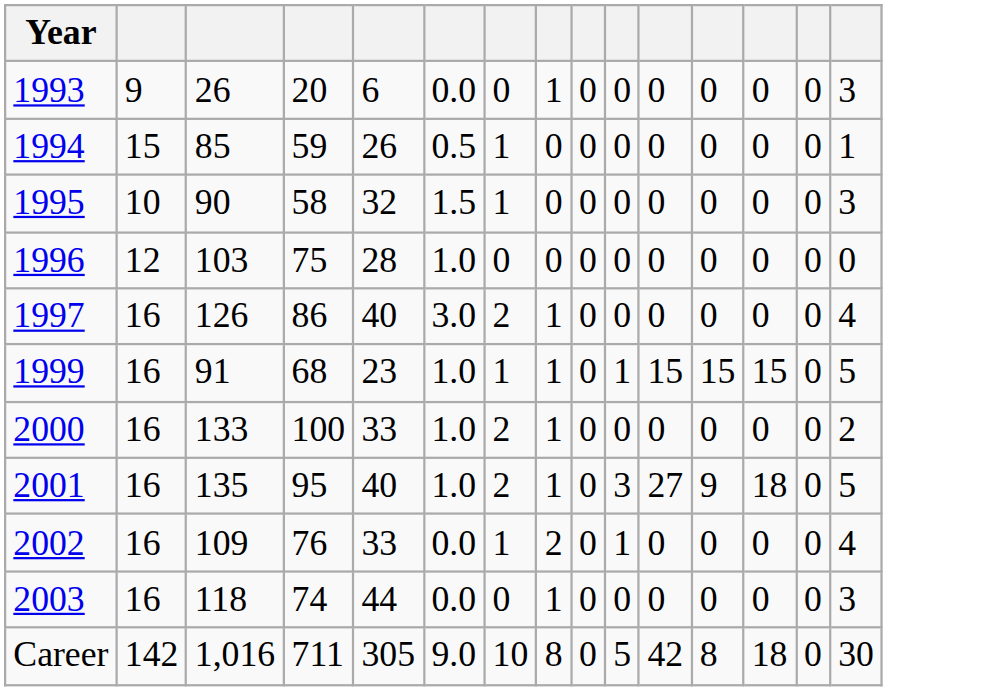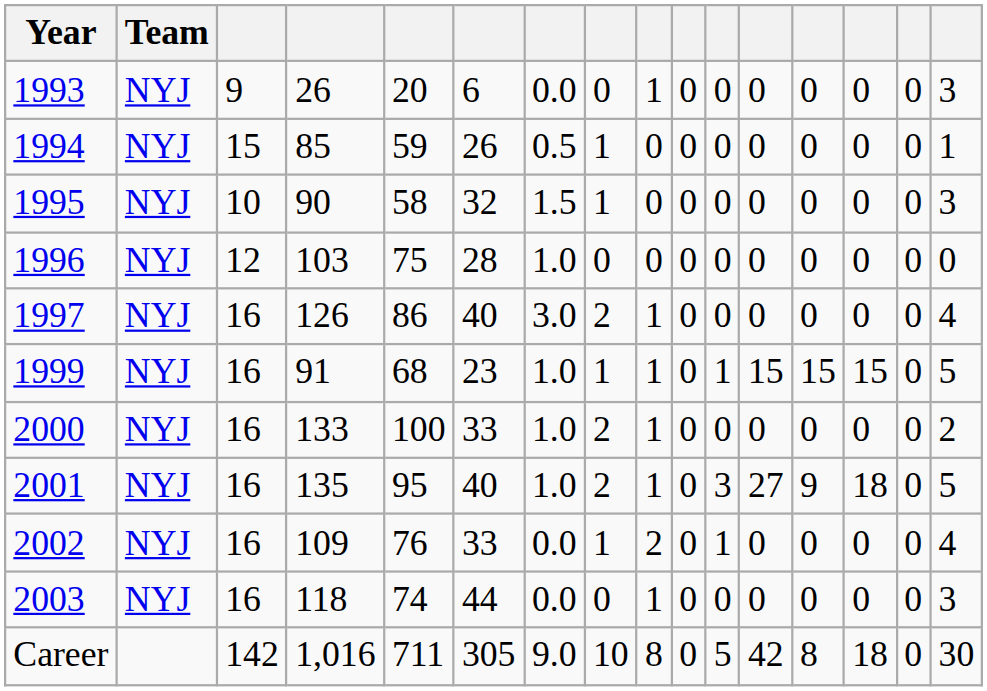+ column: (167, 32)
